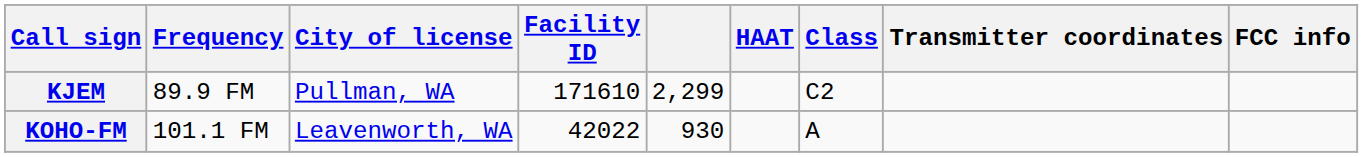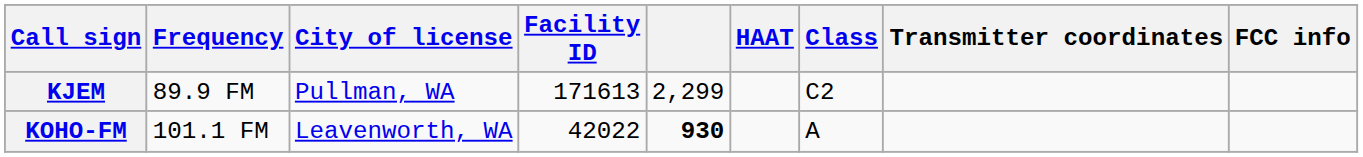(597, 92) 171610 -> (597, 92) 171613
(703, 131) normal -> (703, 131) bold
